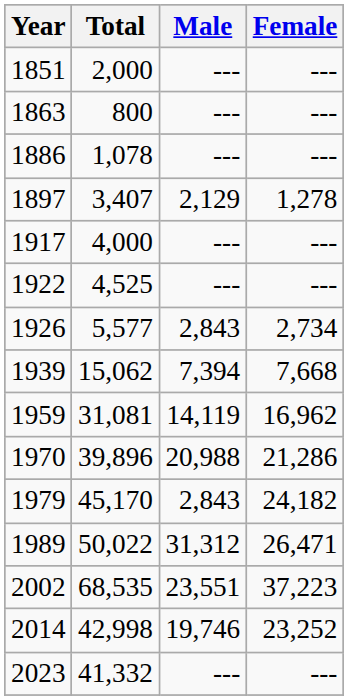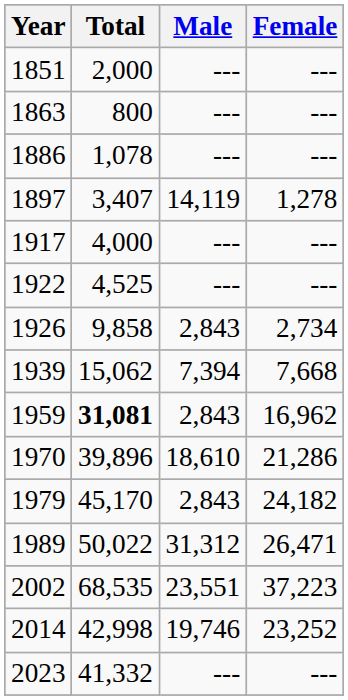(210, 198) 2,129 -> (203, 198) 14,119
(122, 328) 5,577 -> (122, 328) 9,858
(115, 414) normal -> (115, 414) bold
(203, 414) 14,119 -> (210, 414) 2,843
(203, 457) 20,988 -> (203, 457) 18,610
